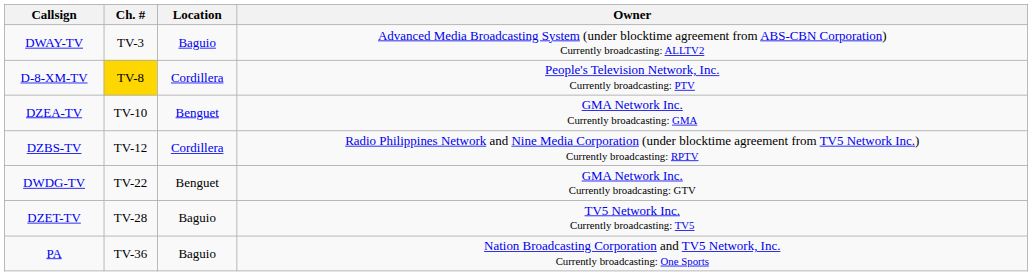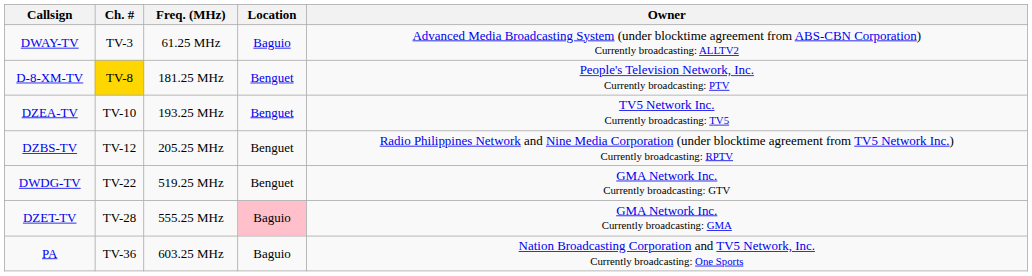+ column: (191, 14)
(197, 77) Cordillera -> (272, 77) Benguet
(632, 112) GMA Network Inc. Currently broadcasting: GMA -> (667, 112) TV5 Network Inc. Currently broadcasting: TV5
(197, 148) Cordillera -> (272, 148) Benguet
(197, 218) no background -> (272, 218) pink background
(632, 218) TV5 Network Inc. Currently broadcasting: TV5 -> (667, 218) GMA Network Inc. Currently broadcasting: GMA
